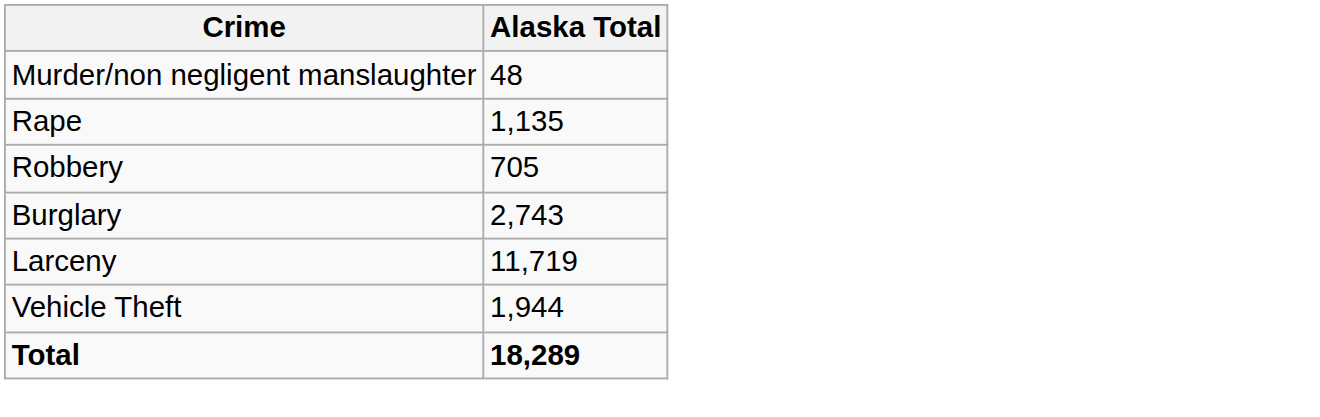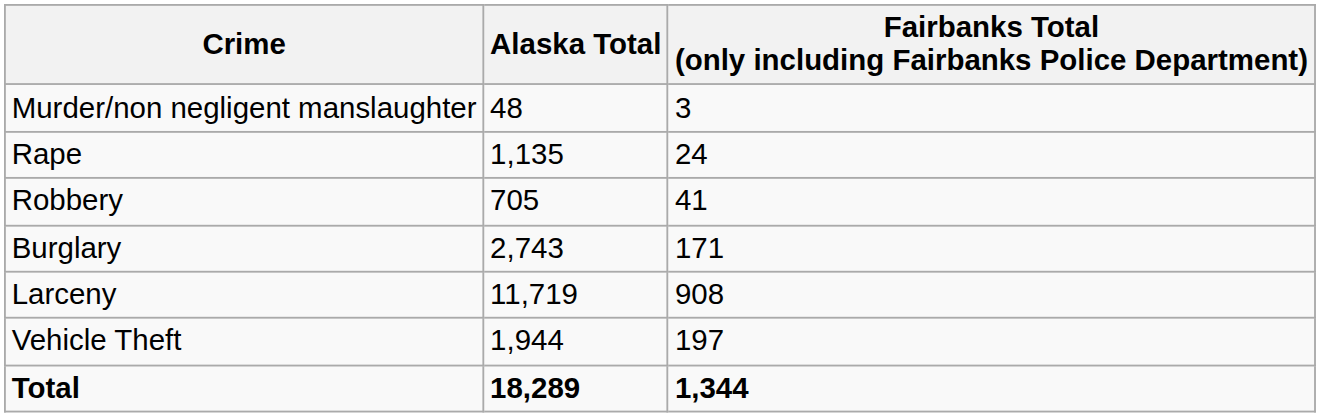+ column: (991, 44)
